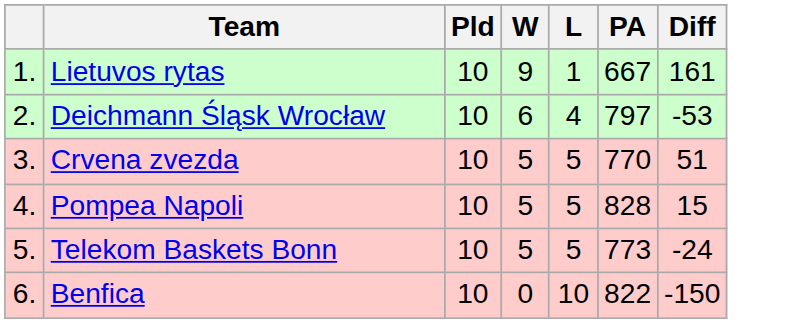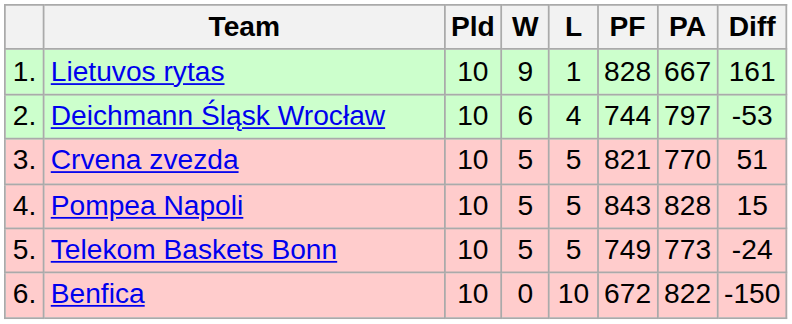+ column: (628, 26)
